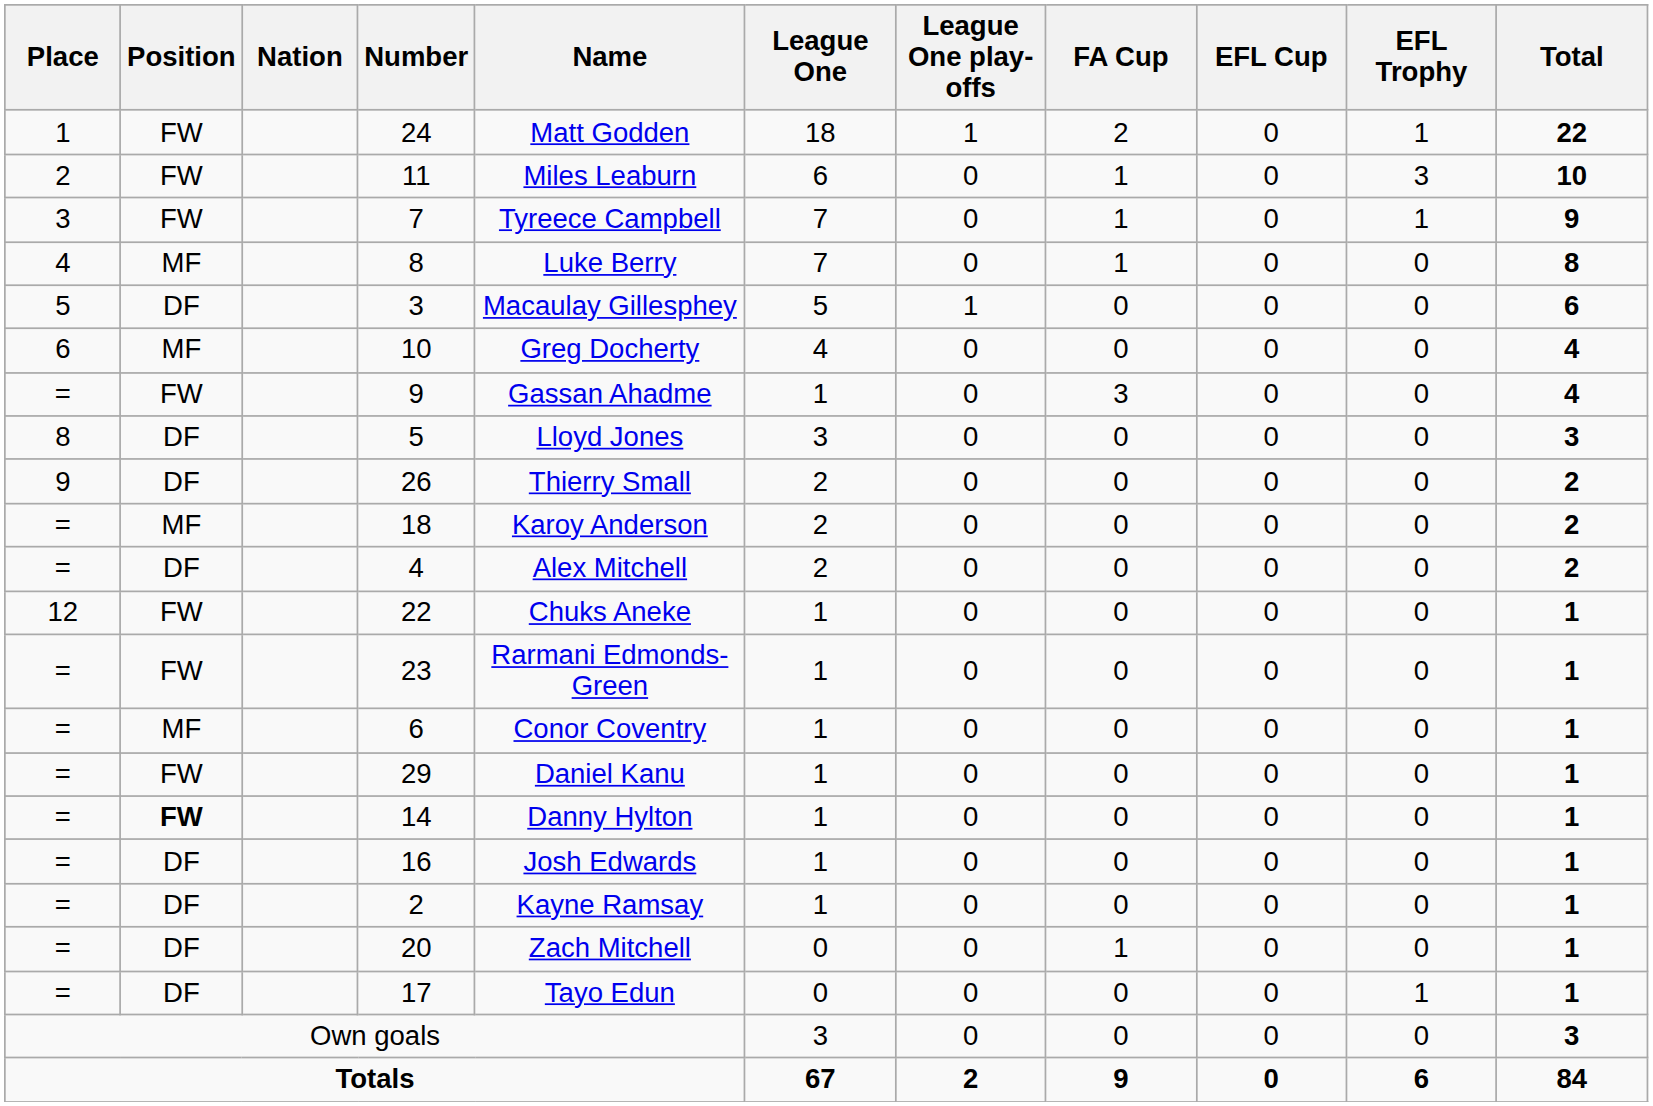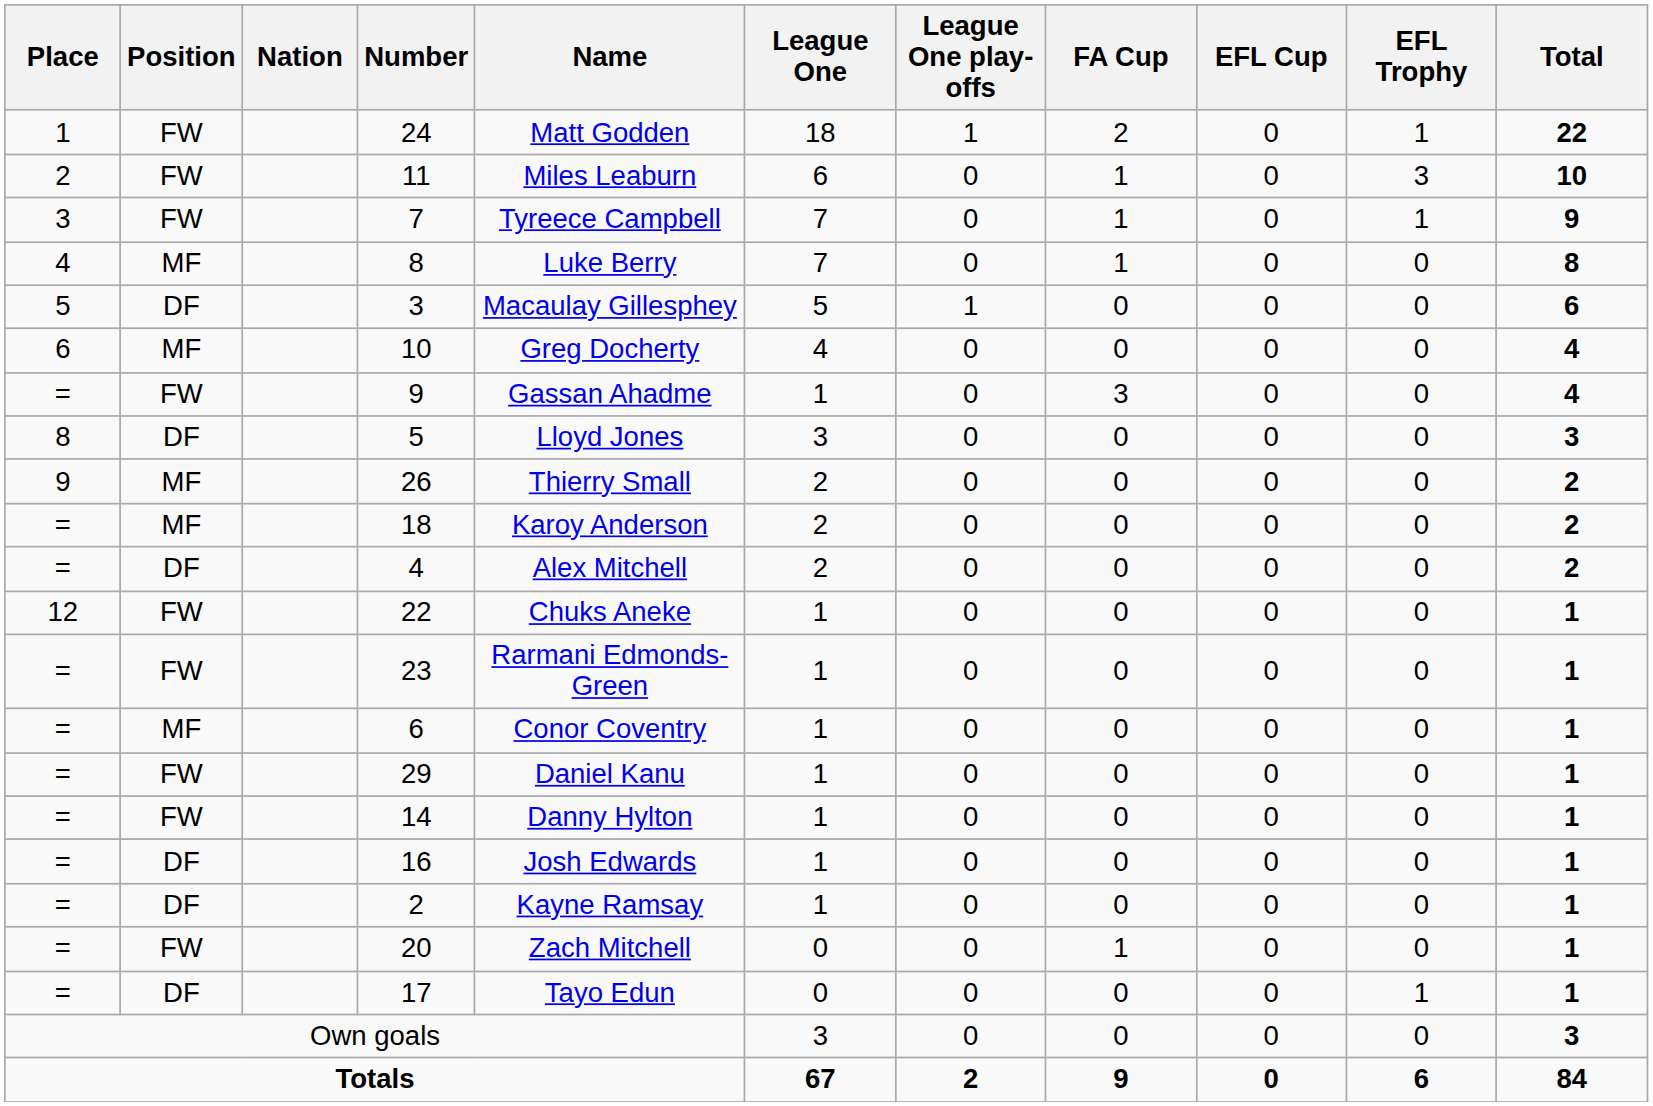(181, 481) DF -> (181, 481) MF
(181, 817) bold -> (181, 817) normal
(181, 948) DF -> (181, 948) FW
